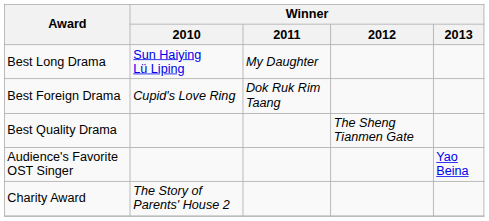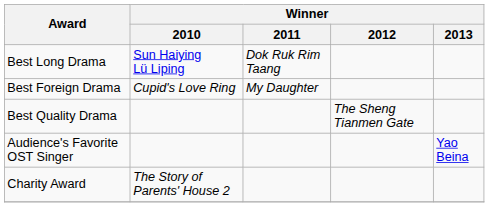(282, 61) My Daughter -> (283, 61) Dok Ruk Rim Taang
(283, 95) Dok Ruk Rim Taang -> (282, 88) My Daughter
